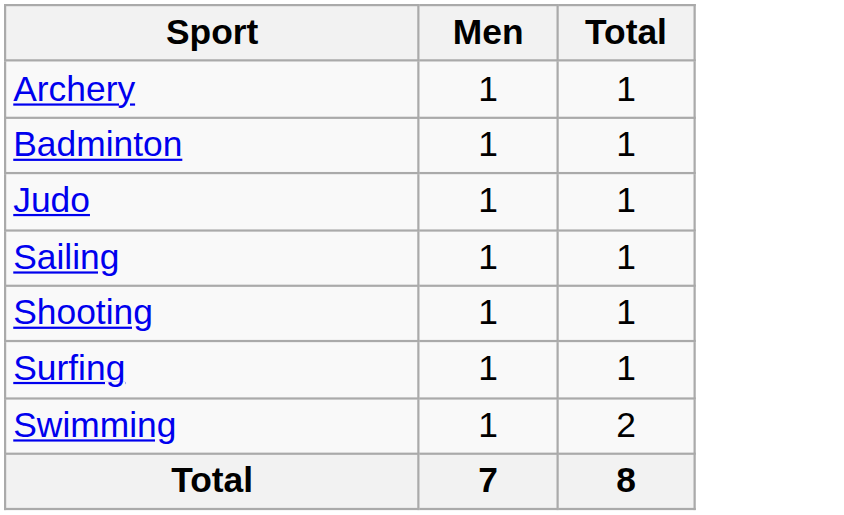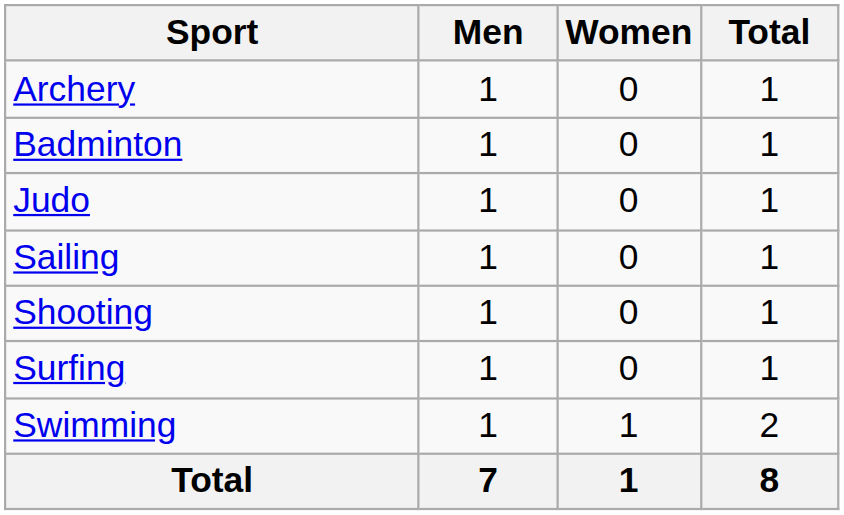+ column: (629, 32)
